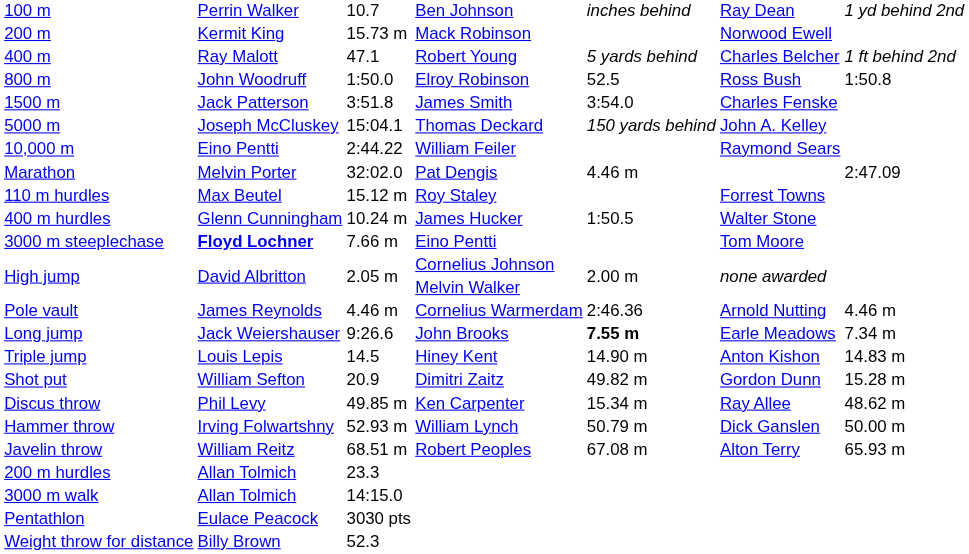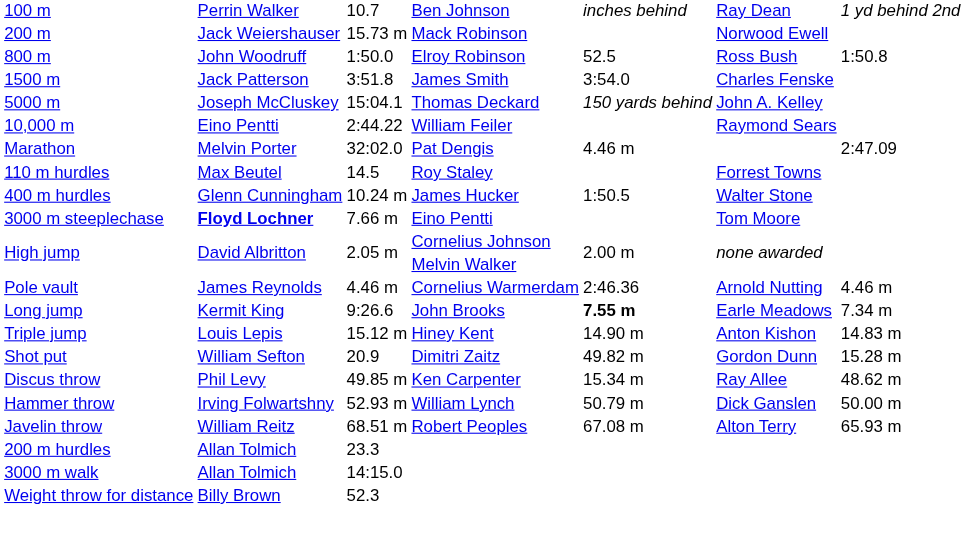(241, 33) Kermit King -> (269, 33) Jack Weiershauser
- row: (27, 56)
(377, 195) 15.12 m -> (363, 172) 14.5
(269, 333) Jack Weiershauser -> (241, 310) Kermit King
(363, 357) 14.5 -> (377, 333) 15.12 m
- row: (44, 518)
